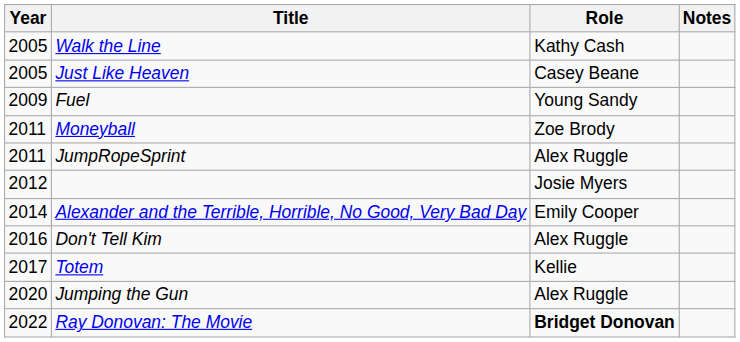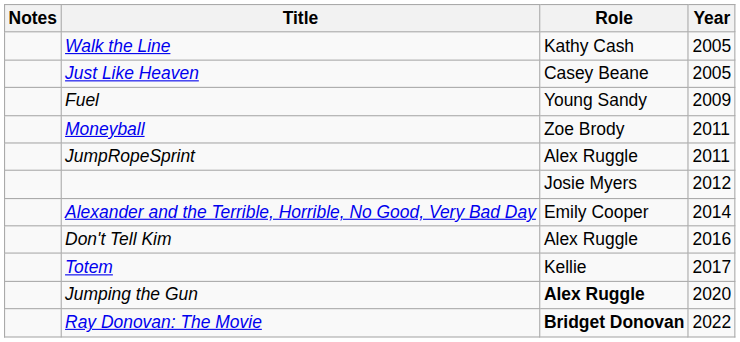columns swapped: (28, 18) <-> (707, 18)
(581, 294) normal -> (594, 294) bold
